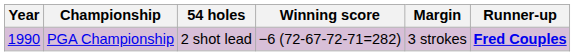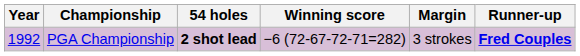(24, 39) 1990 -> (24, 39) 1992
(216, 39) normal -> (219, 39) bold
